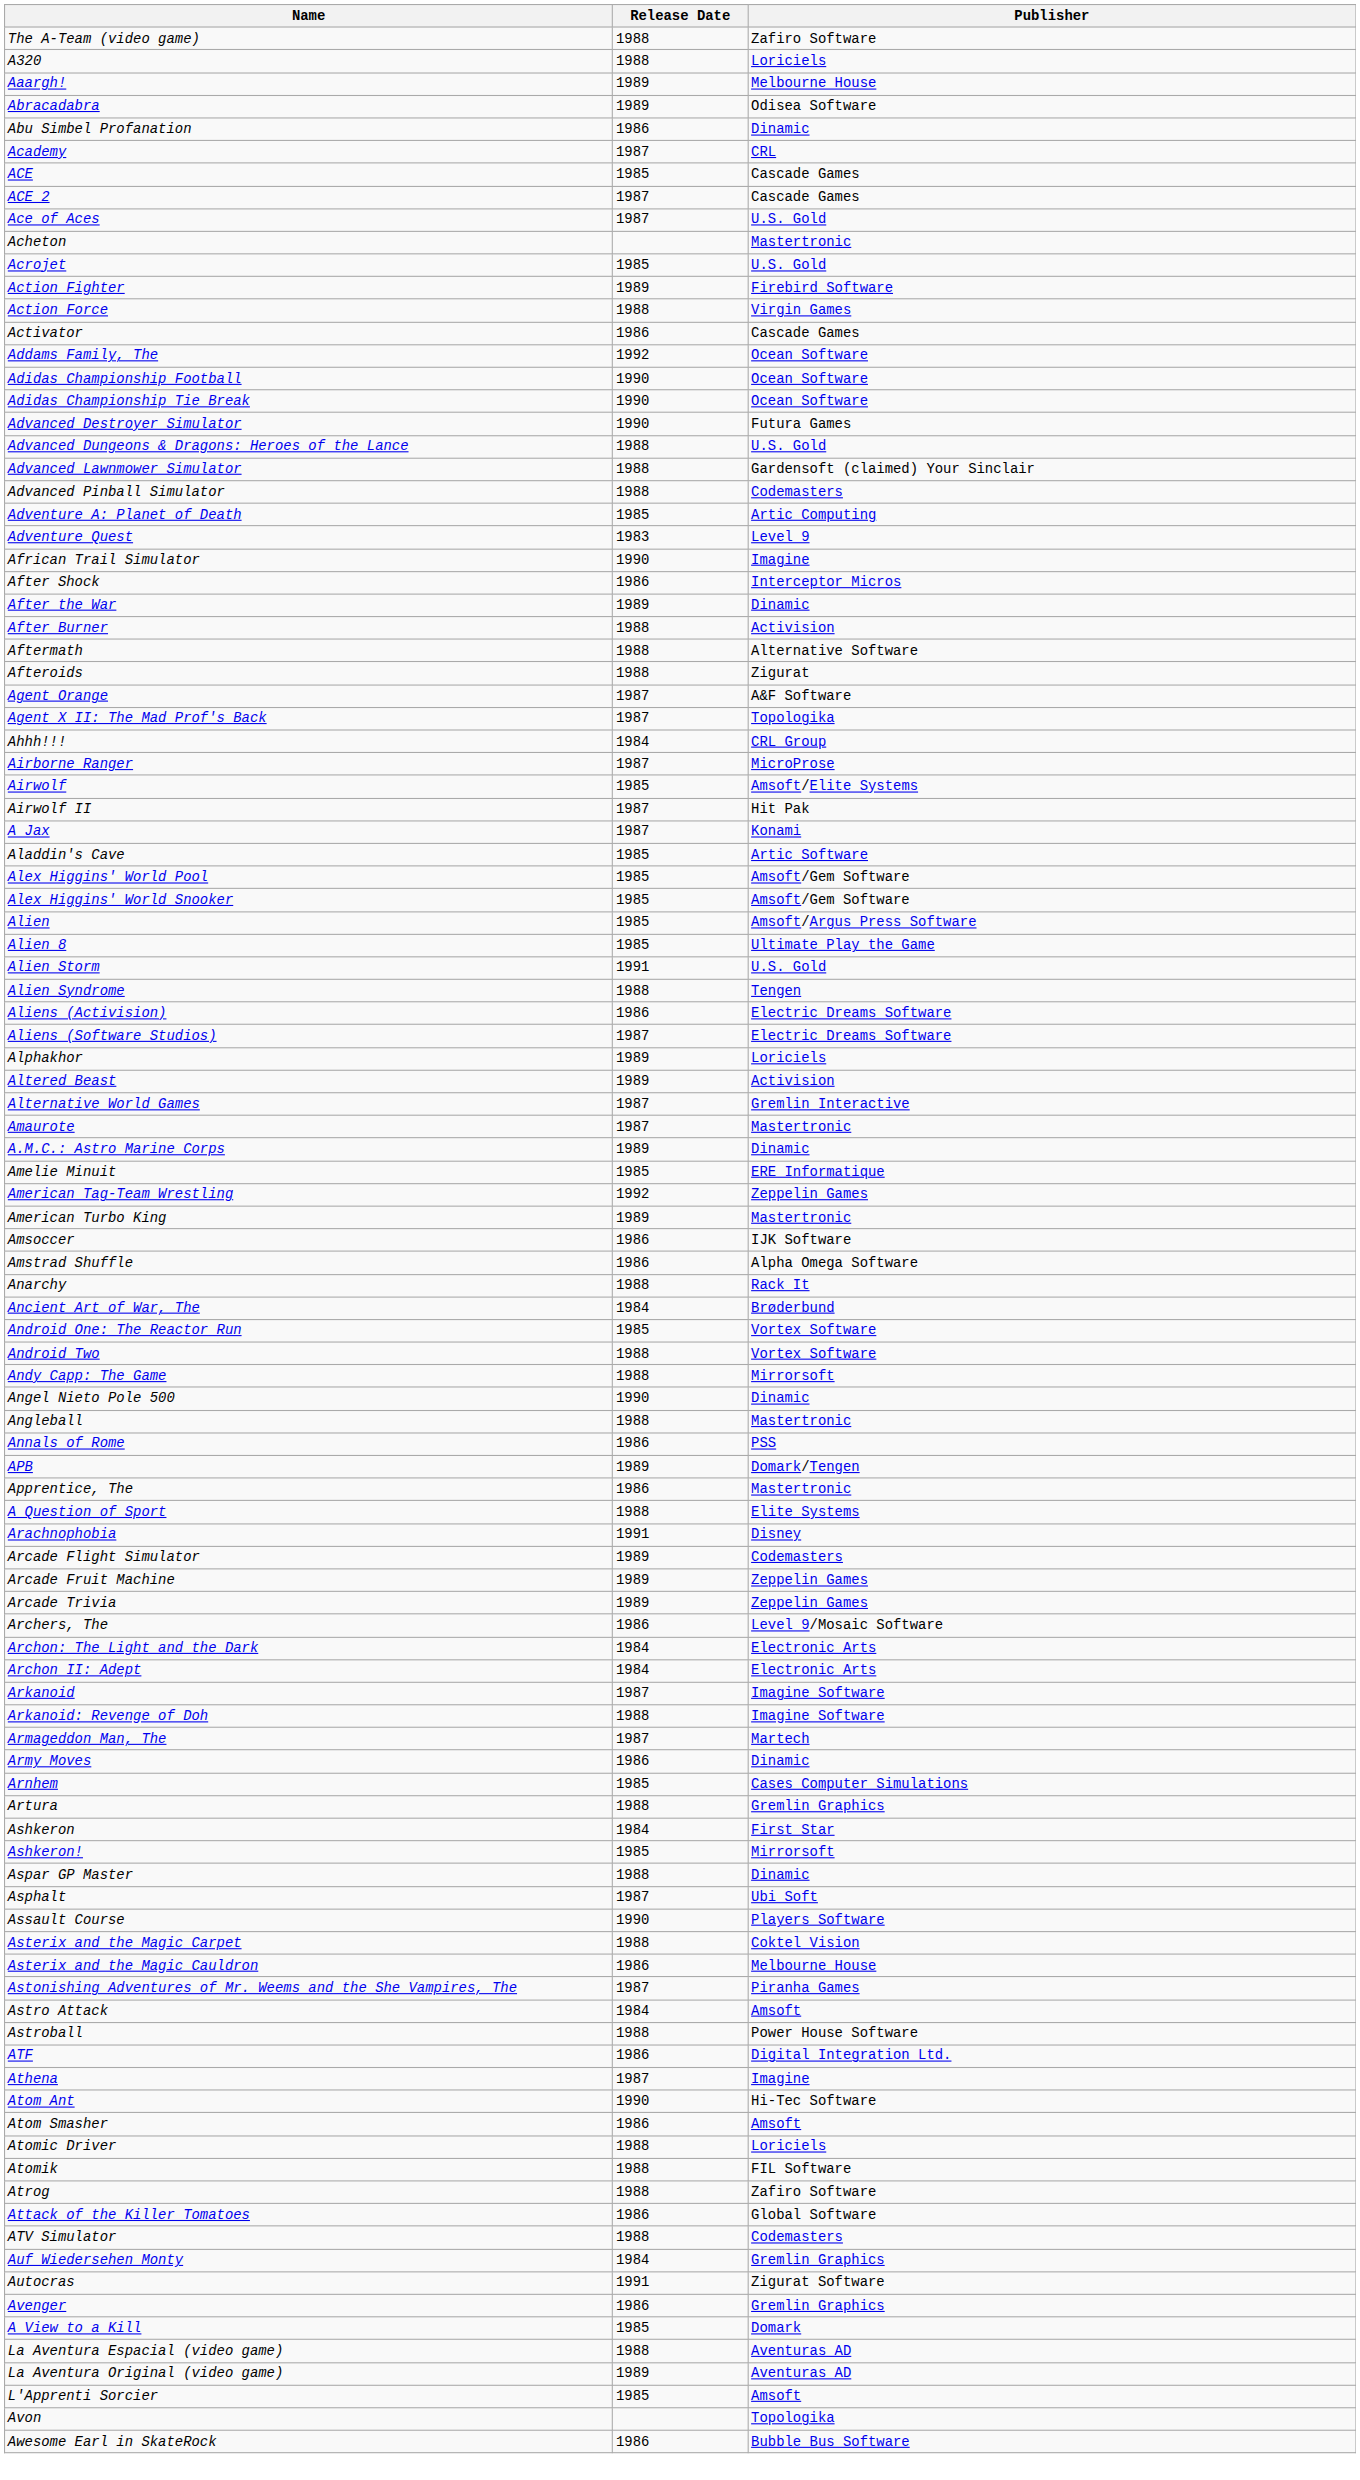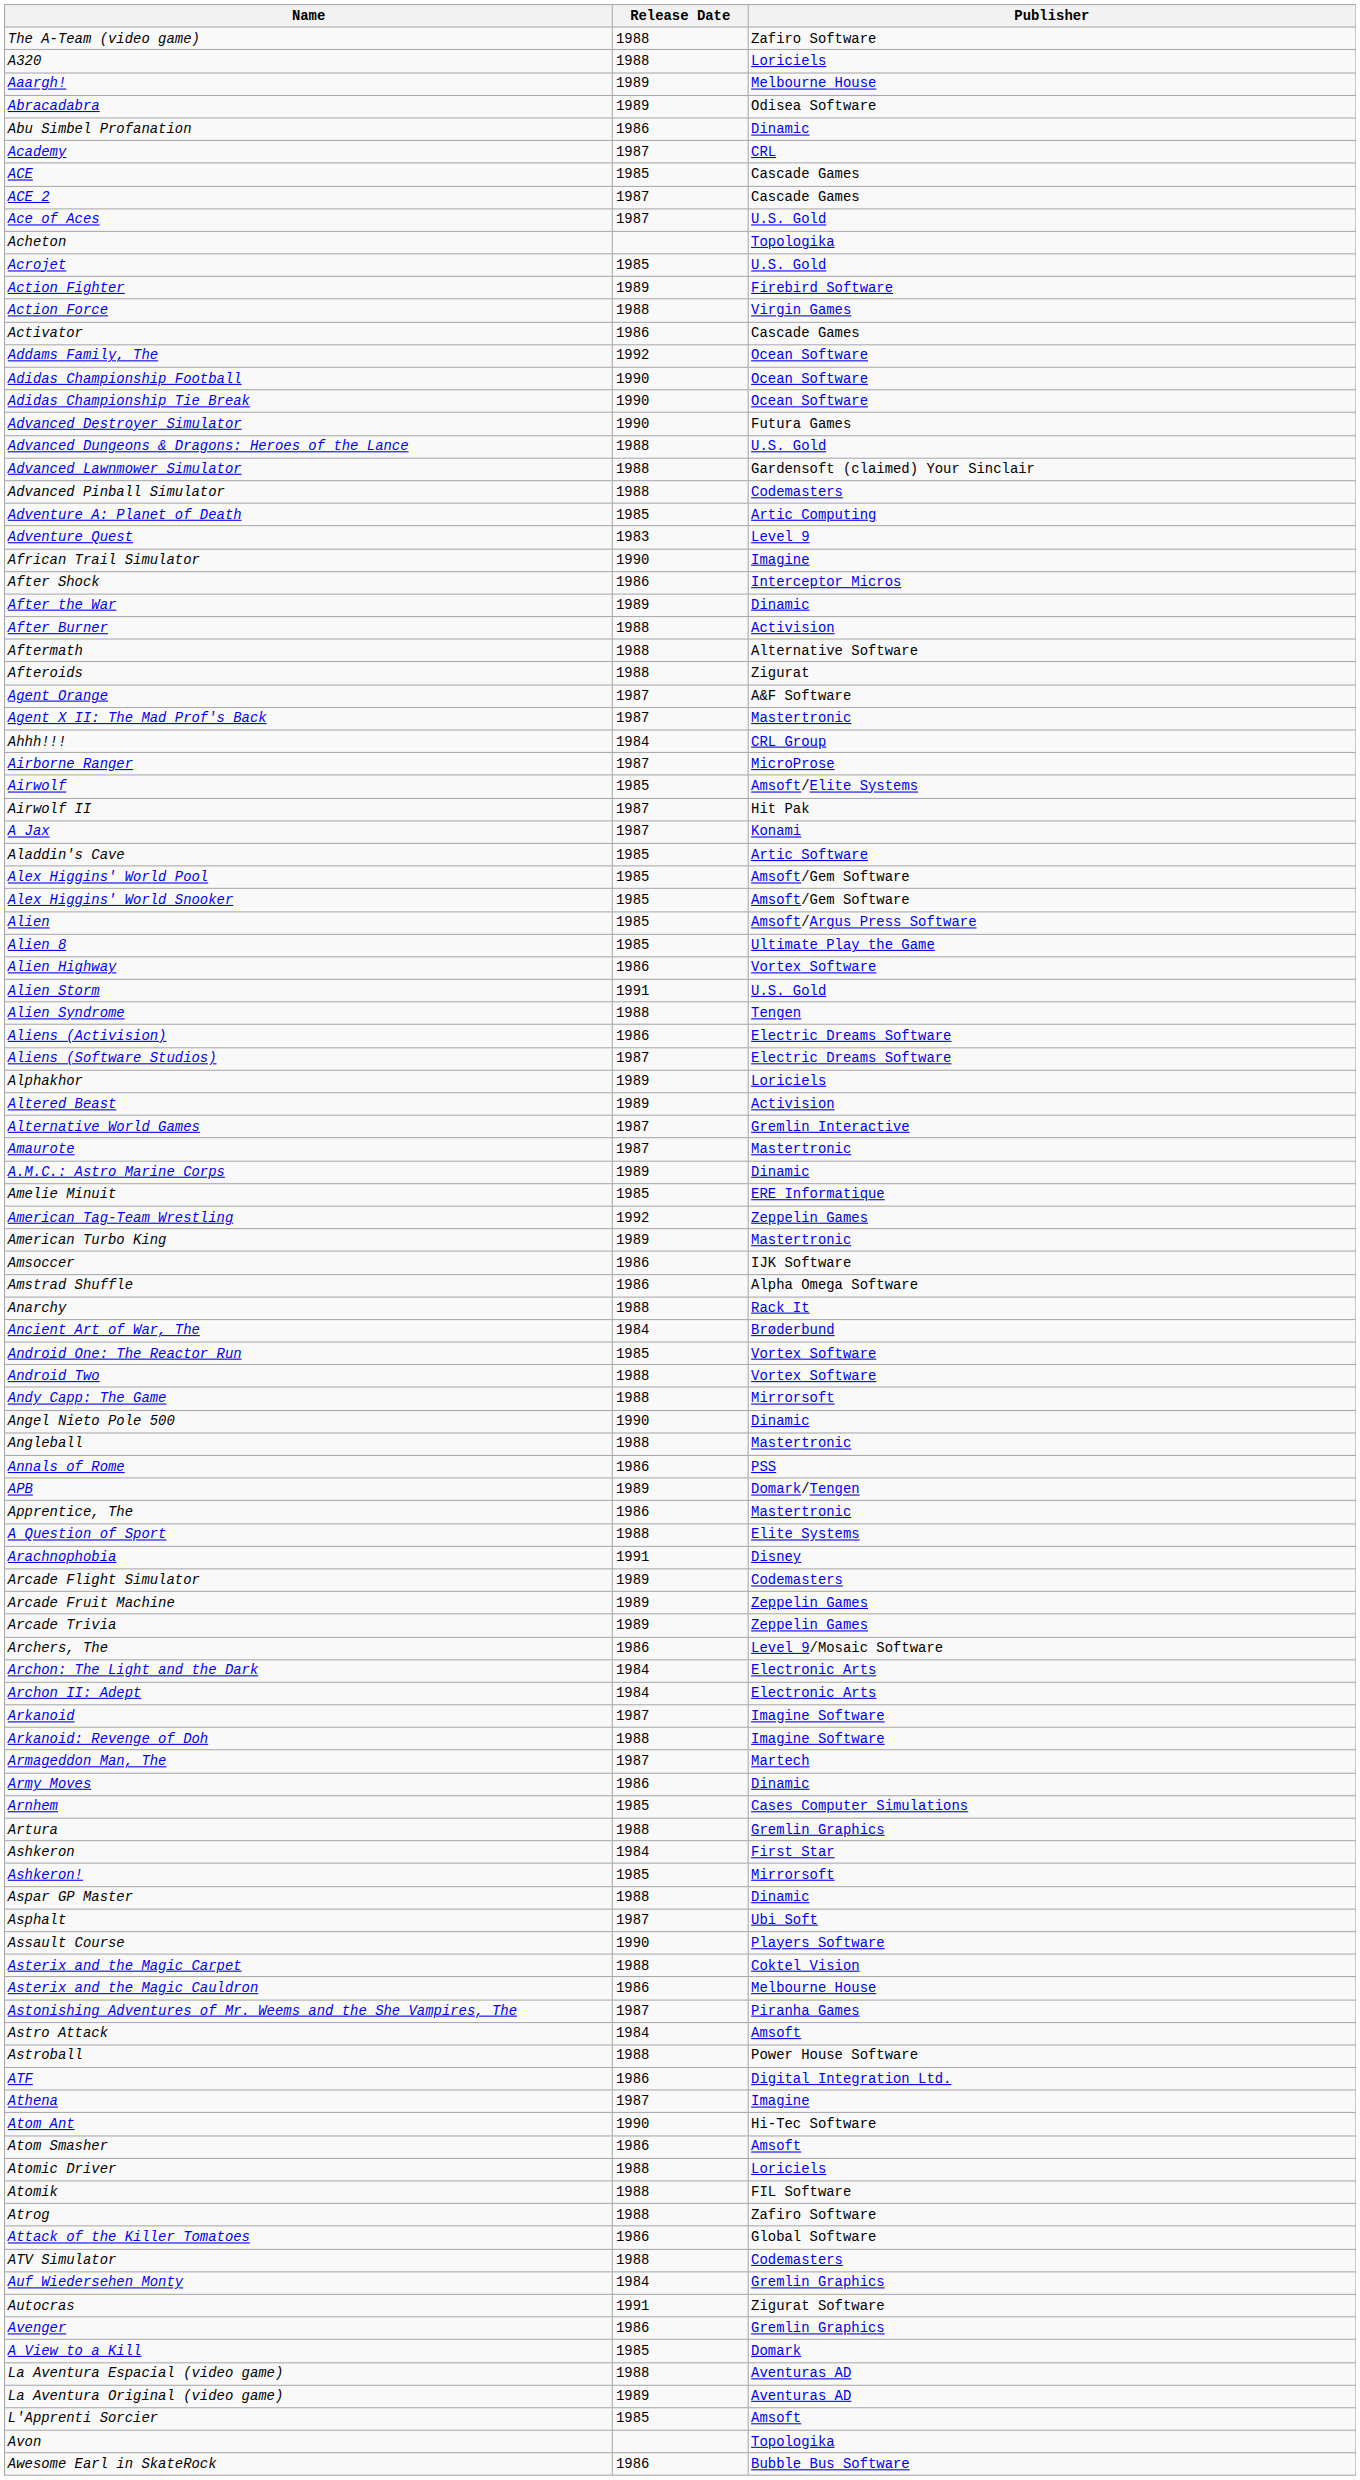(801, 243) Mastertronic -> (793, 243) Topologika
(793, 719) Topologika -> (801, 719) Mastertronic
+ row: (62, 968)
